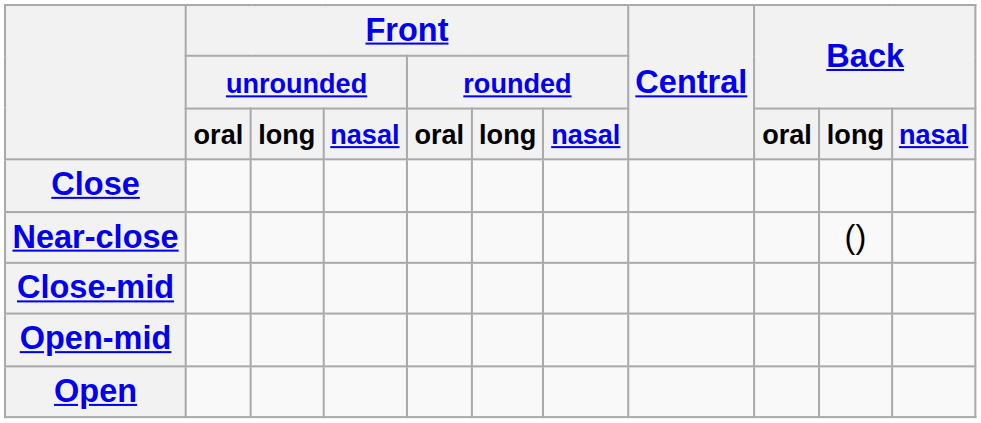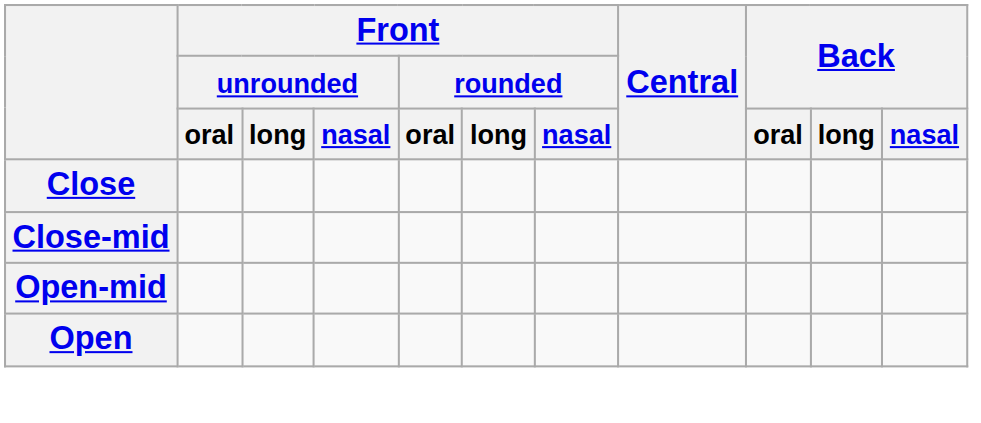- row: (96, 236)
